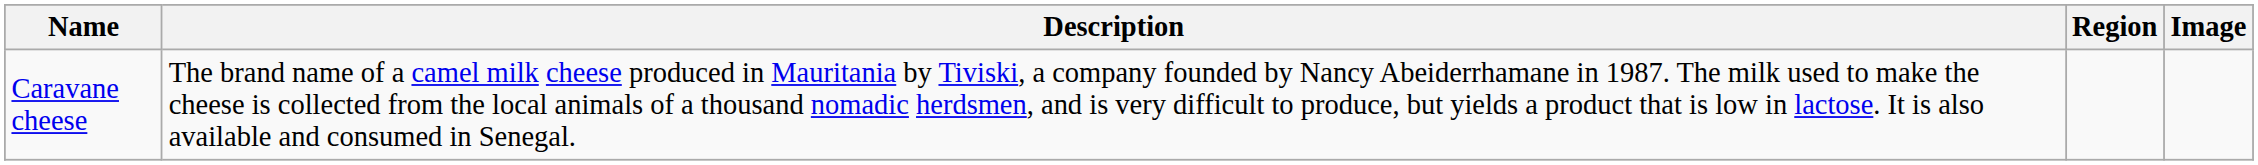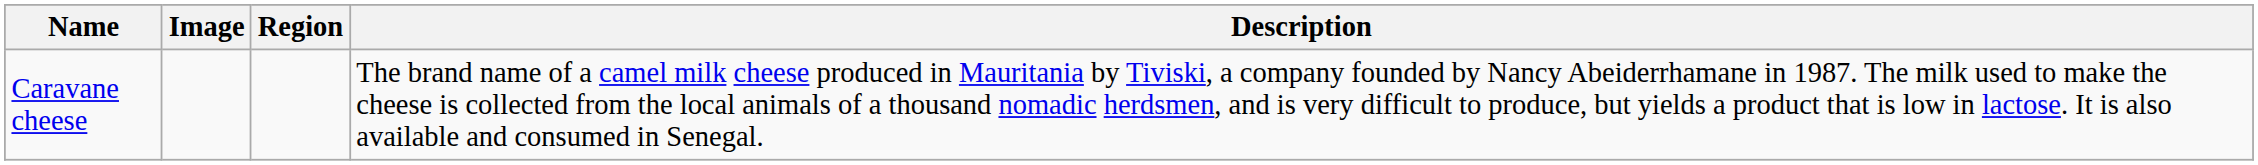columns swapped: (2208, 27) <-> (1114, 27)
